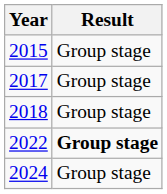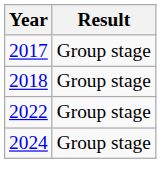- row: (28, 50)
(107, 142) bold -> (104, 111) normal
